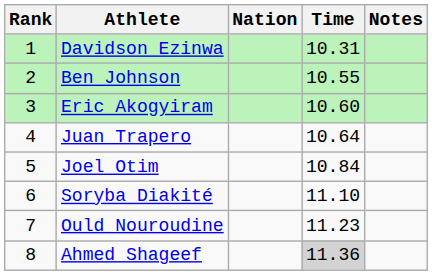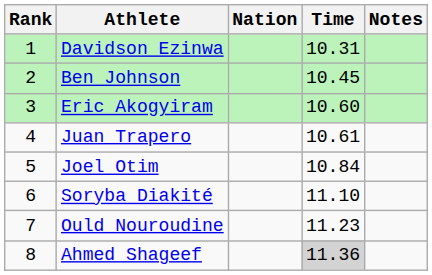(333, 78) 10.55 -> (333, 78) 10.45
(333, 137) 10.64 -> (333, 137) 10.61
